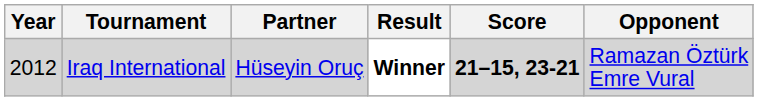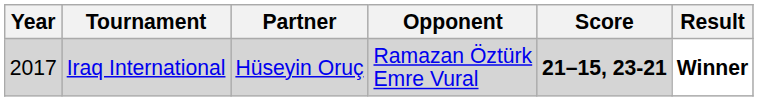columns swapped: (669, 22) <-> (409, 22)
(33, 67) 2012 -> (33, 67) 2017
